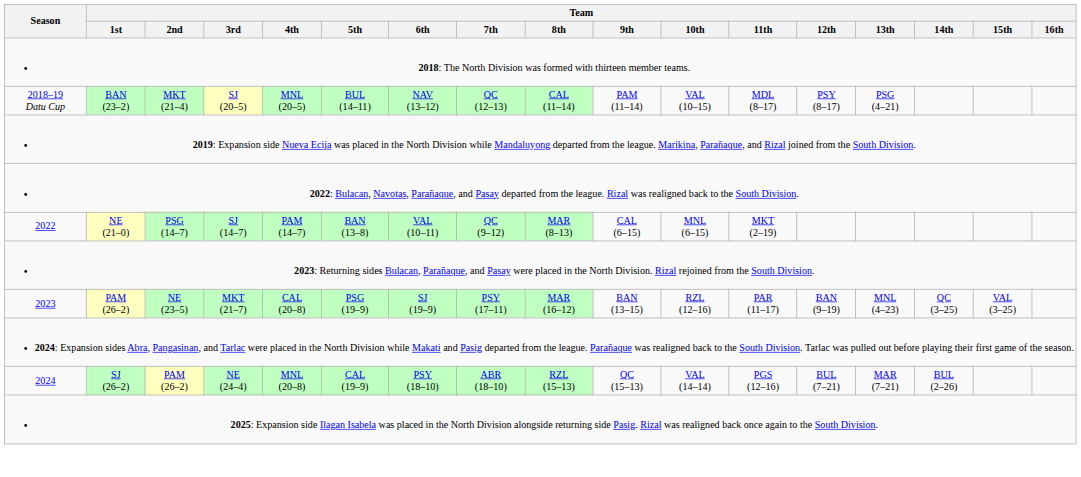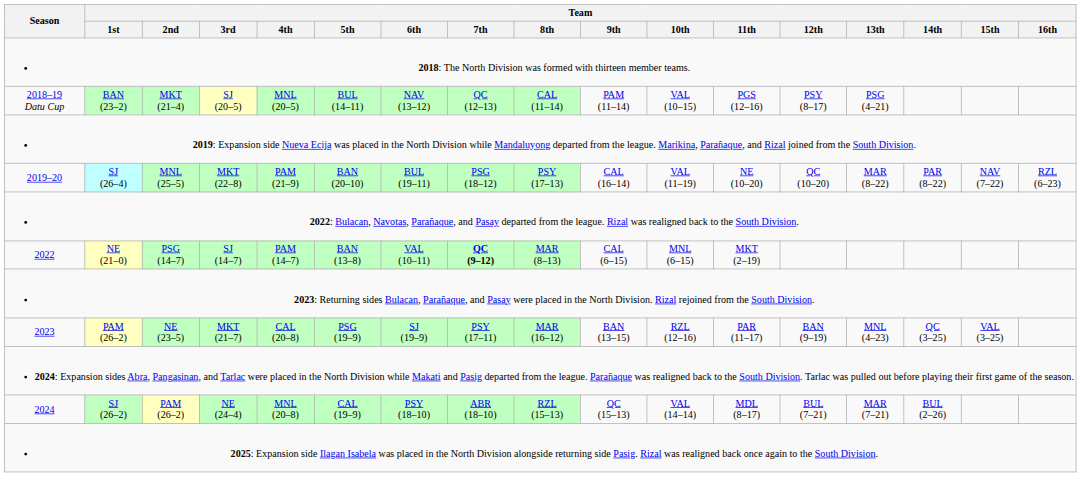(763, 101) MDL (8–17) -> (747, 101) PGS (12–16)
+ row: (44, 178)
(491, 226) normal -> (481, 255) bold
(763, 381) PGS (12–16) -> (747, 409) MDL (8–17)
